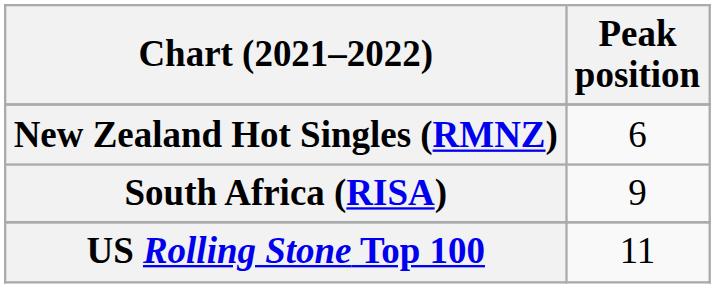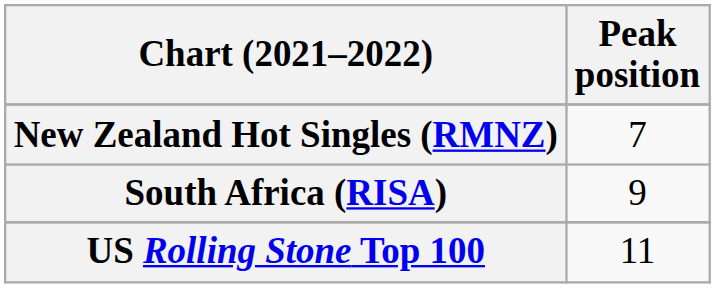(638, 134) 6 -> (638, 134) 7
